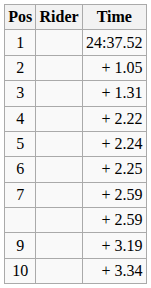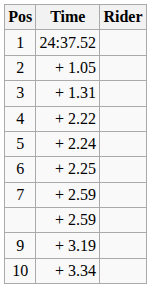columns swapped: (59, 17) <-> (114, 17)
